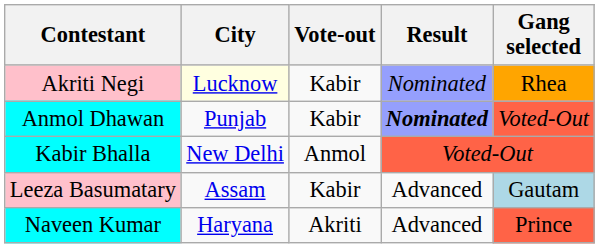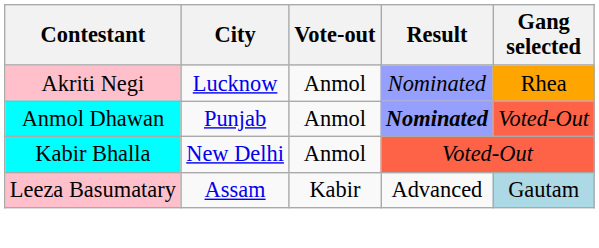(235, 82) lightyellow background -> (235, 82) no background
(335, 82) Kabir -> (335, 82) Anmol
(335, 118) Kabir -> (335, 118) Anmol
- row: (93, 225)
